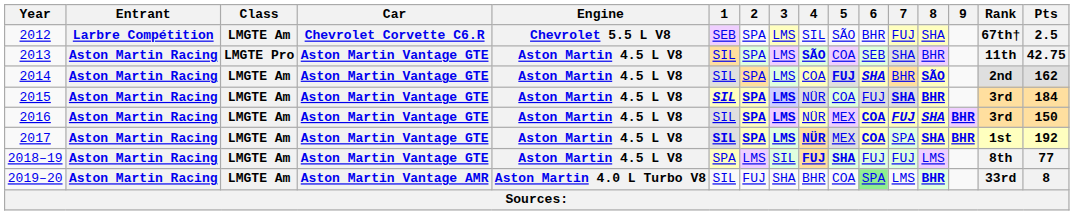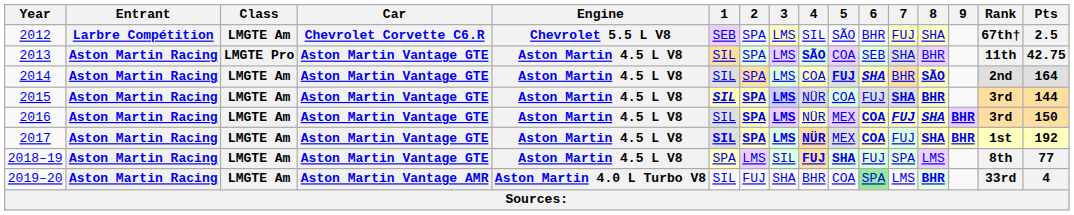(1046, 77) 162 -> (1046, 77) 164
(1046, 97) 184 -> (1046, 97) 144
(903, 138) SPA -> (903, 138) FUJ
(903, 159) FUJ -> (903, 159) SPA
(1046, 179) 8 -> (1046, 179) 4
